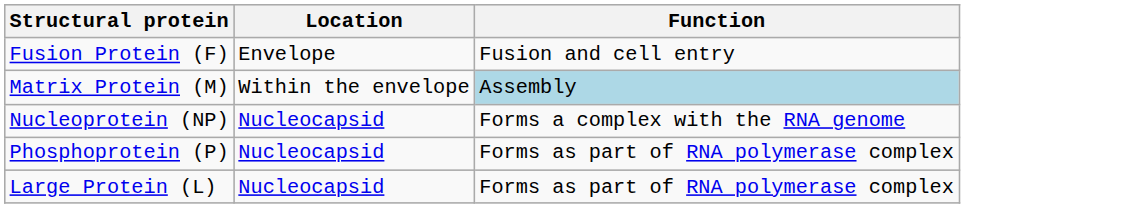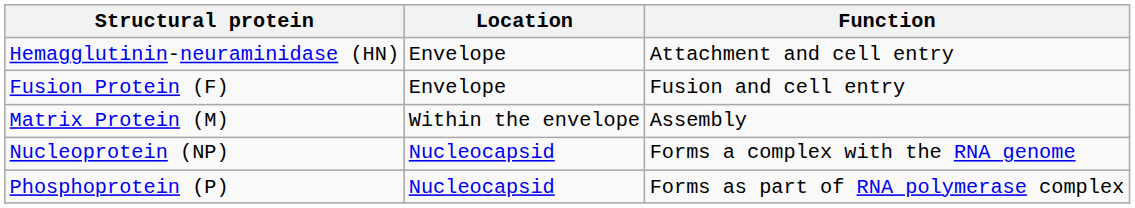+ row: (204, 54)
(528, 87) lightblue background -> (698, 120) no background
- row: (113, 187)
